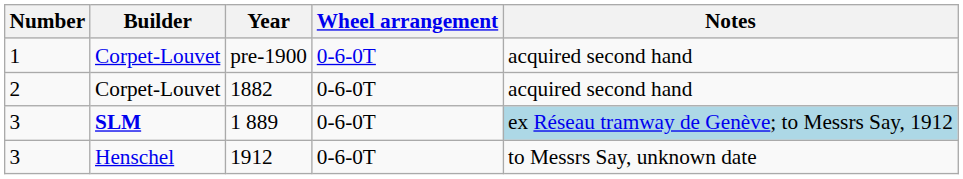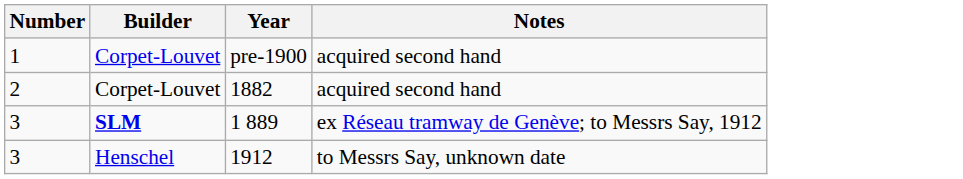- column: (407, 21)
(730, 122) lightblue background -> (539, 122) no background
